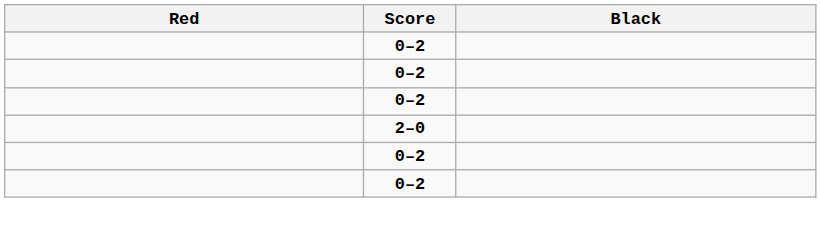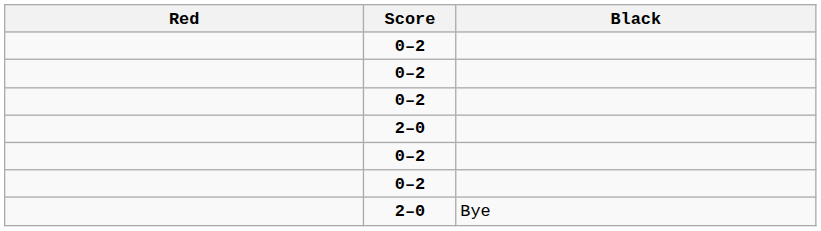+ row: (410, 211)
